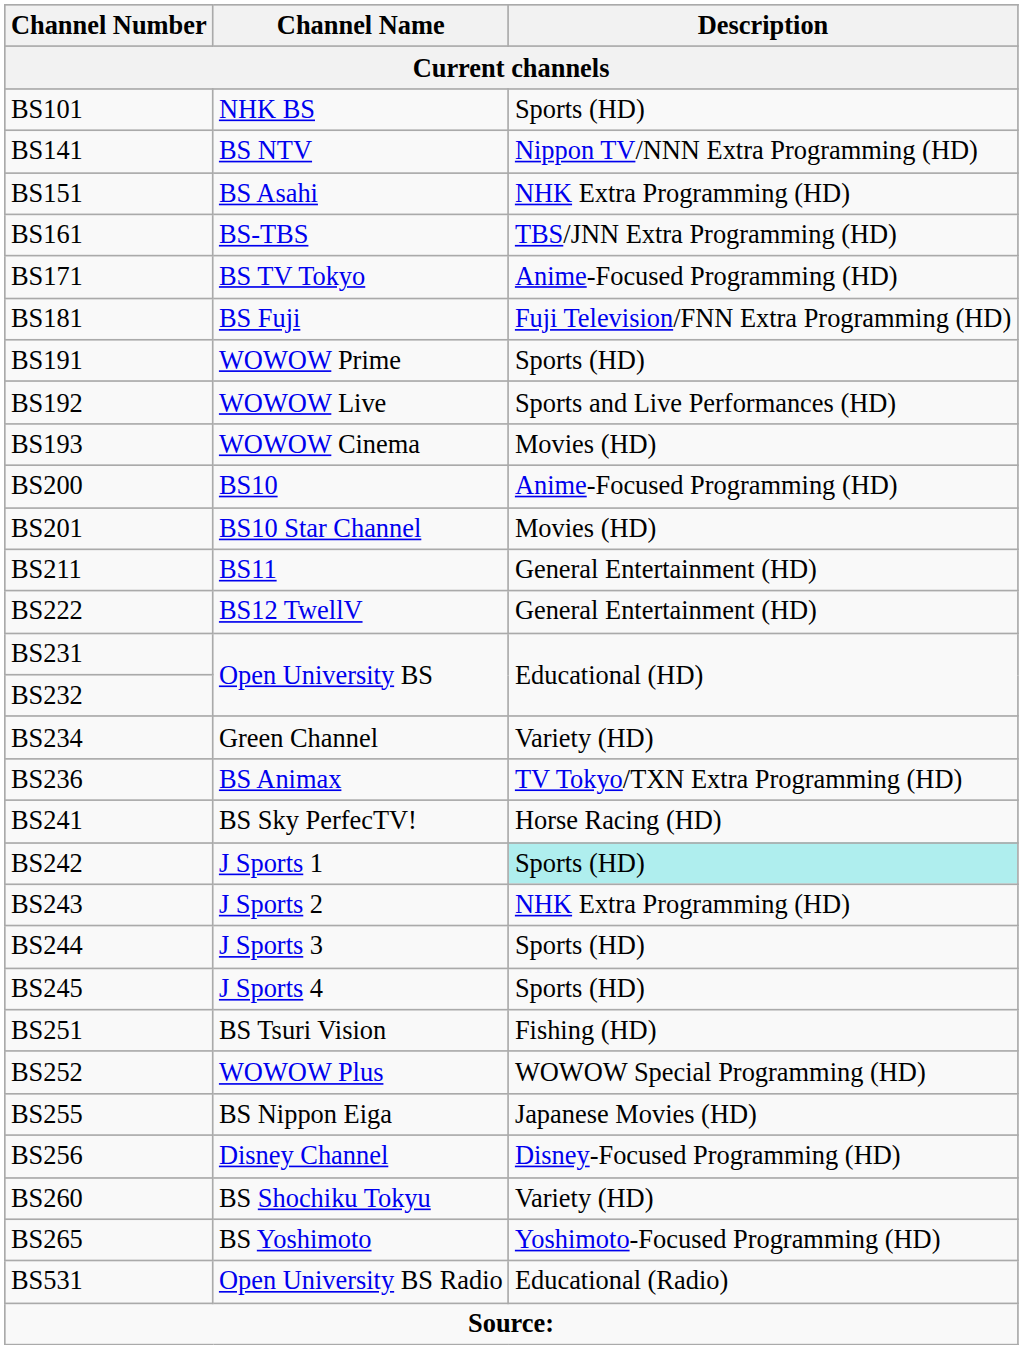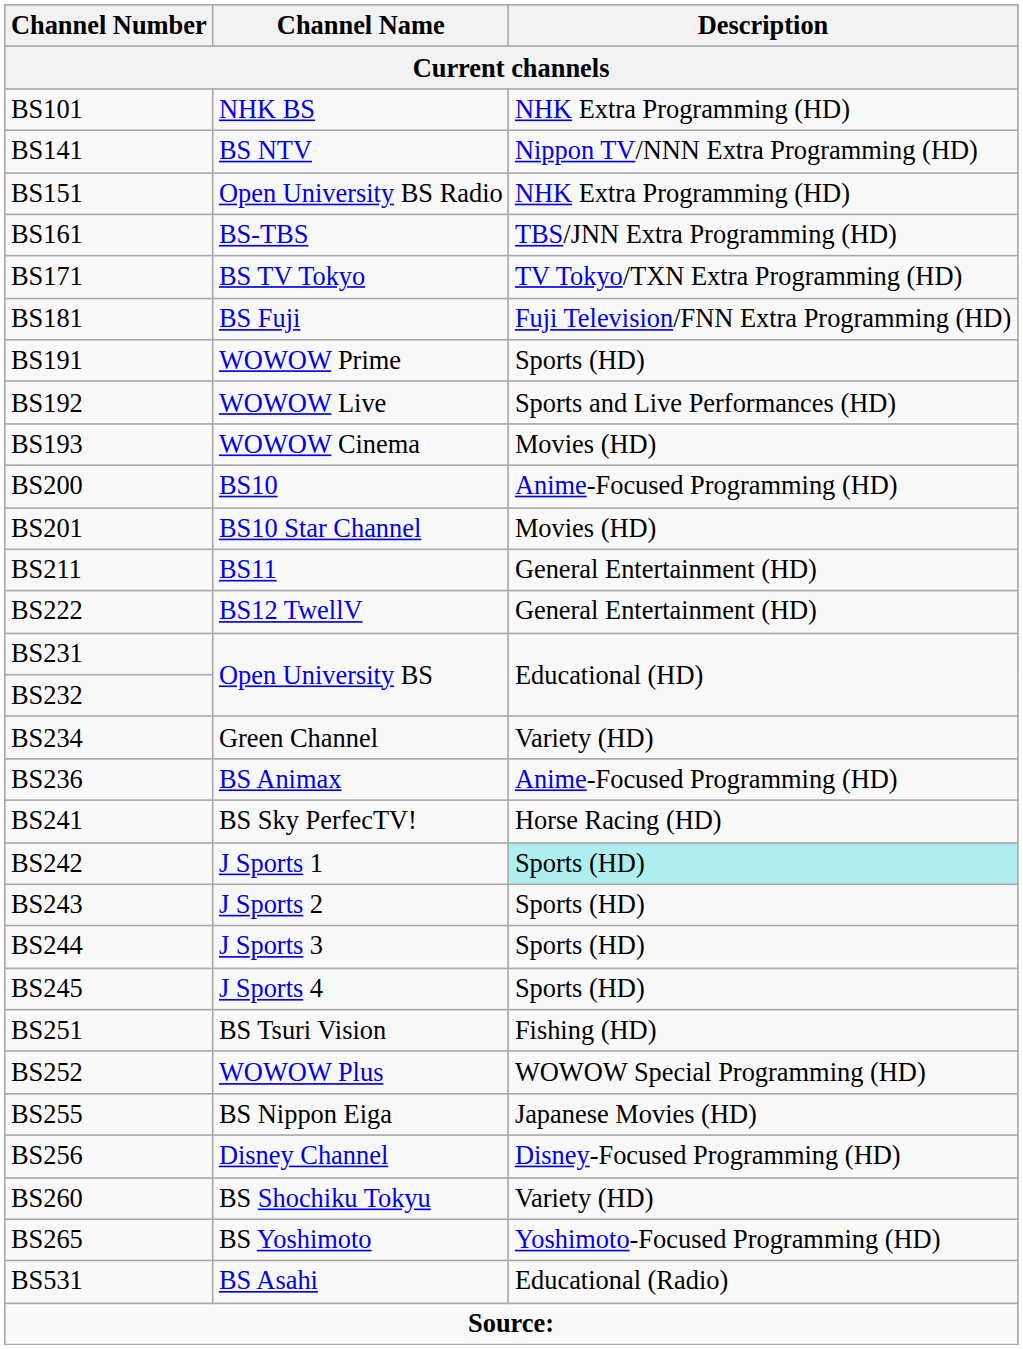(580, 109) Sports (HD) -> (682, 109) NHK Extra Programming (HD)
(268, 192) BS Asahi -> (361, 192) Open University BS Radio
(706, 276) Anime-Focused Programming (HD) -> (739, 276) TV Tokyo/TXN Extra Programming (HD)
(739, 779) TV Tokyo/TXN Extra Programming (HD) -> (706, 779) Anime-Focused Programming (HD)
(682, 904) NHK Extra Programming (HD) -> (580, 904) Sports (HD)
(361, 1281) Open University BS Radio -> (268, 1281) BS Asahi
